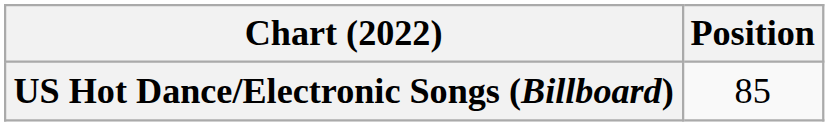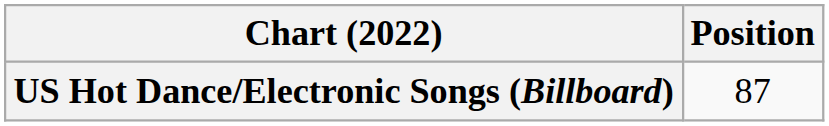(753, 90) 85 -> (753, 90) 87
